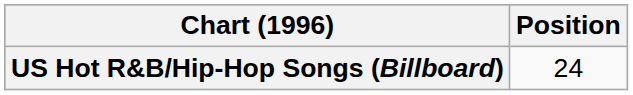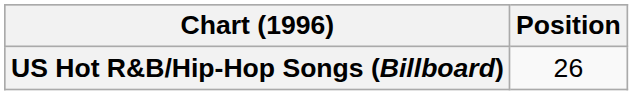(568, 67) 24 -> (568, 67) 26
